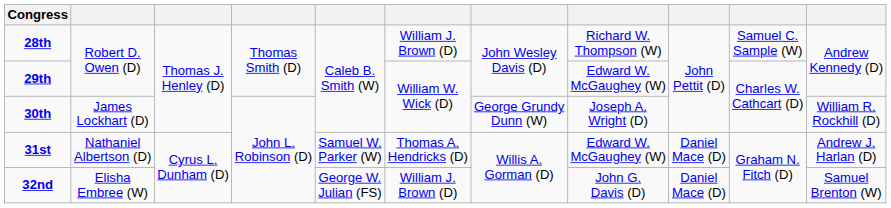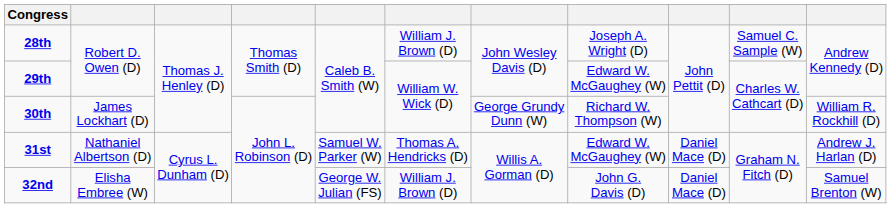(618, 43) Richard W. Thompson (W) -> (618, 43) Joseph A. Wright (D)
(618, 114) Joseph A. Wright (D) -> (618, 114) Richard W. Thompson (W)
